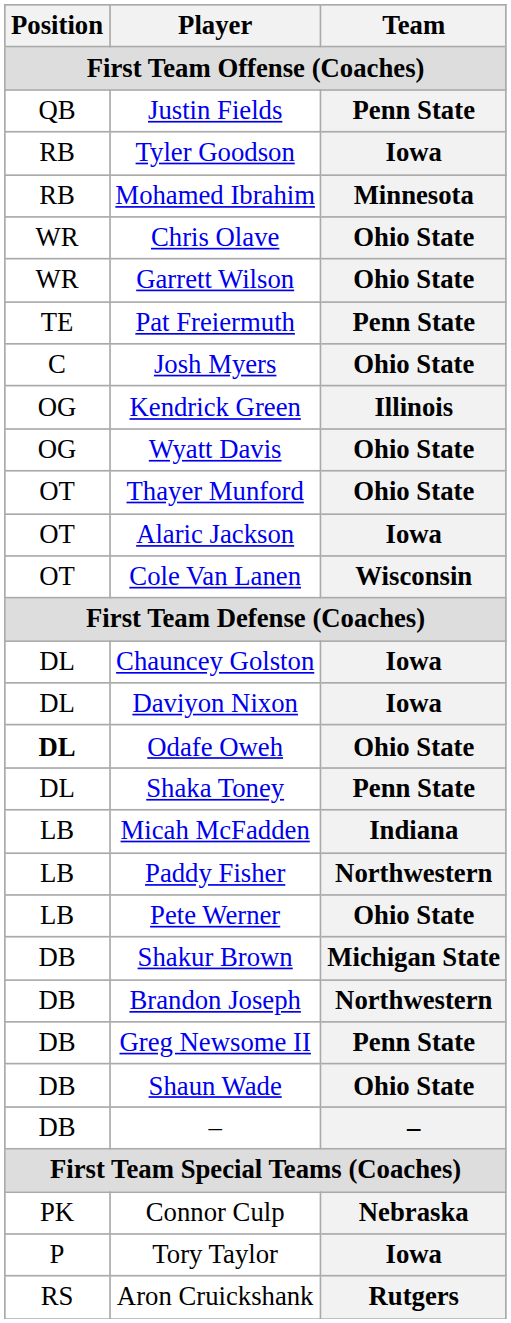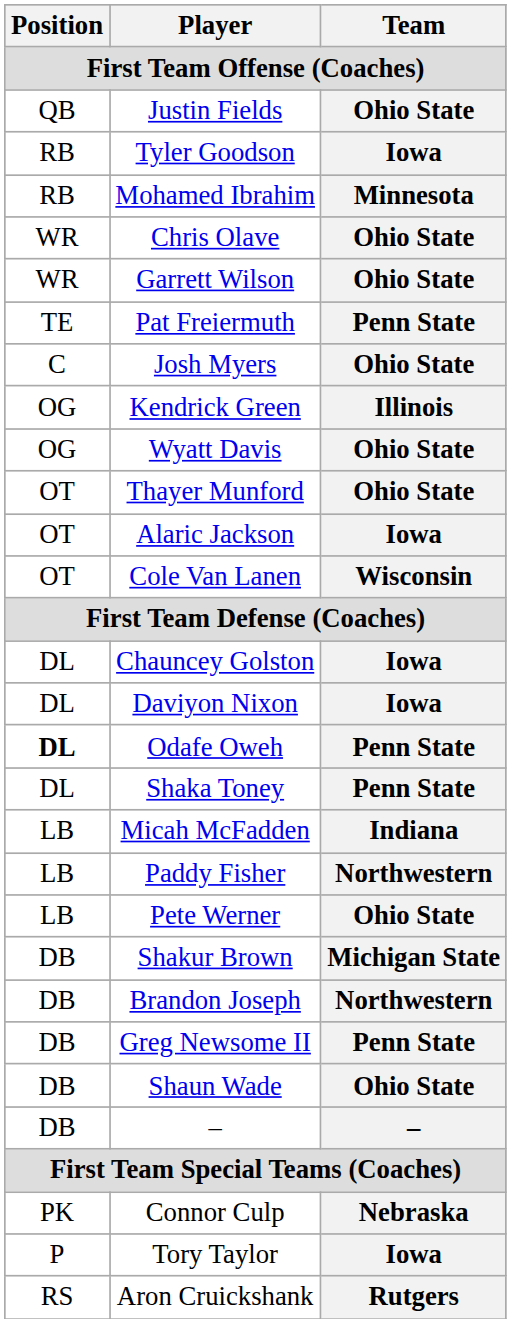(414, 110) Penn State -> (414, 110) Ohio State
(414, 746) Ohio State -> (414, 746) Penn State
